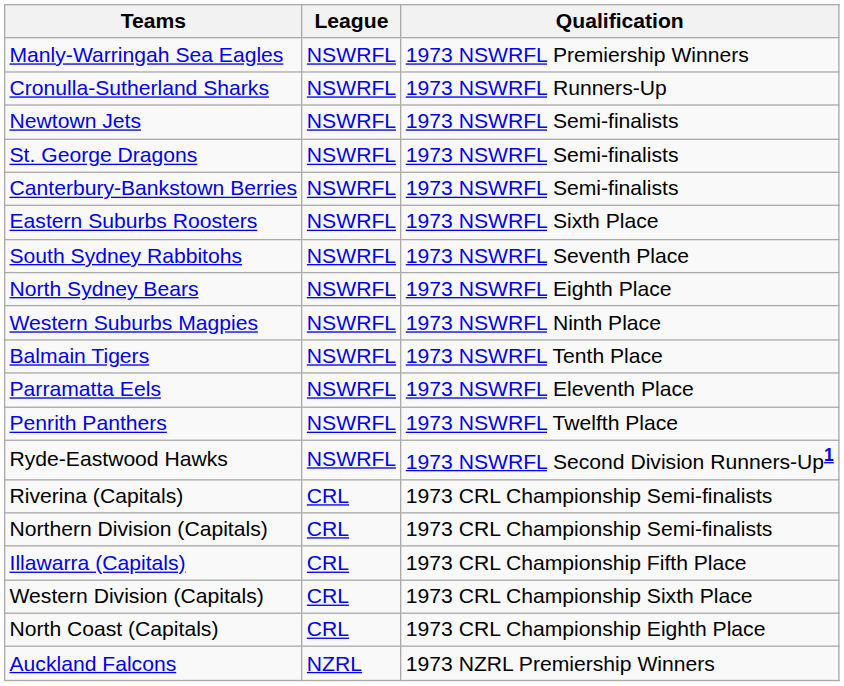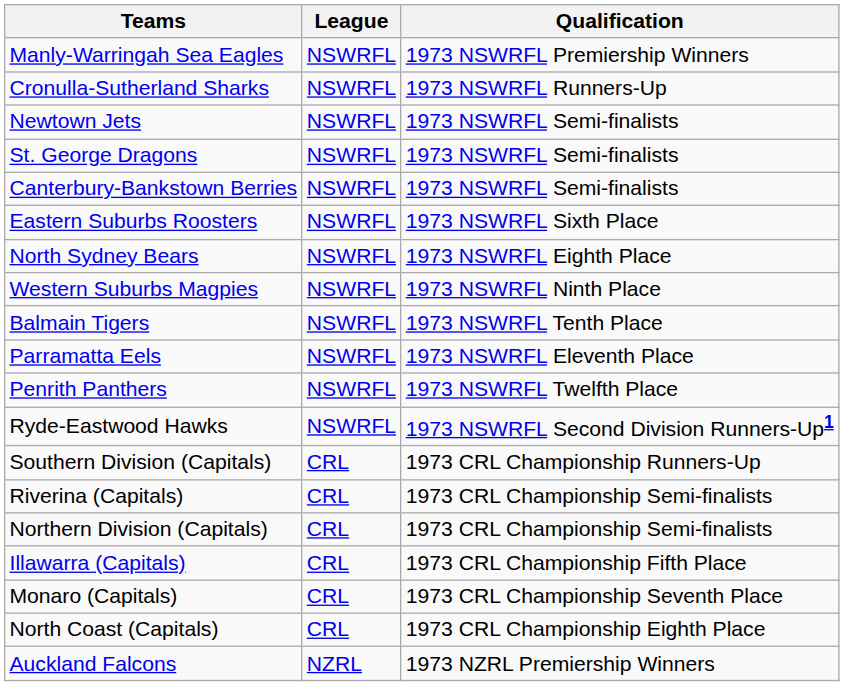- row: (126, 255)
+ row: (140, 462)
- row: (137, 596)
+ row: (93, 596)
